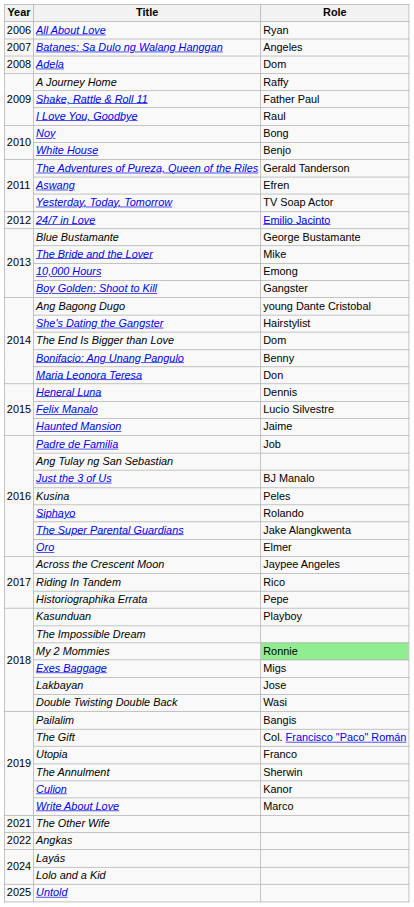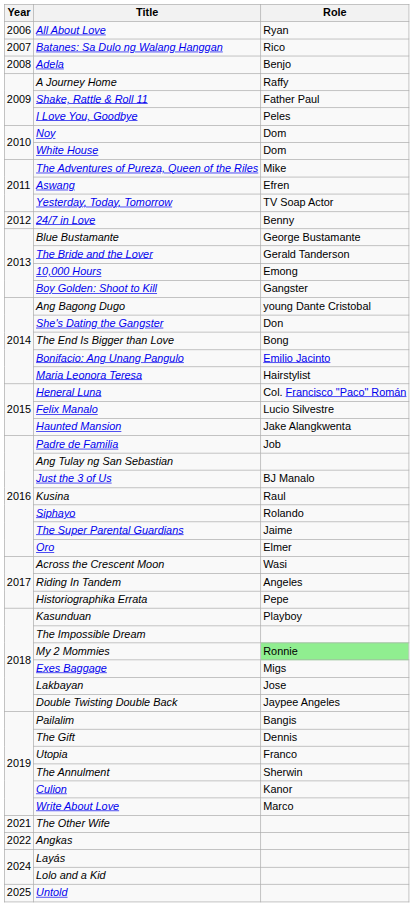(283, 47) Angeles -> (274, 47) Rico
(275, 64) Dom -> (277, 64) Benjo
(274, 116) Raul -> (277, 116) Peles
(276, 133) Bong -> (275, 133) Dom
(277, 151) Benjo -> (275, 151) Dom
(306, 168) Gerald Tanderson -> (275, 168) Mike
(297, 220) Emilio Jacinto -> (279, 220) Benny
(275, 254) Mike -> (306, 254) Gerald Tanderson
(287, 323) Hairstylist -> (273, 323) Don
(275, 340) Dom -> (276, 340) Bong
(279, 358) Benny -> (297, 358) Emilio Jacinto
(273, 375) Don -> (287, 375) Hairstylist
(280, 392) Dennis -> (335, 392) Col. Francisco "Paco" Román
(278, 427) Jaime -> (307, 427) Jake Alangkwenta
(277, 496) Peles -> (274, 496) Raul
(307, 530) Jake Alangkwenta -> (278, 530) Jaime
(302, 565) Jaypee Angeles -> (275, 565) Wasi
(274, 582) Rico -> (283, 582) Angeles
(275, 703) Wasi -> (302, 703) Jaypee Angeles
(335, 737) Col. Francisco "Paco" Román -> (280, 737) Dennis
